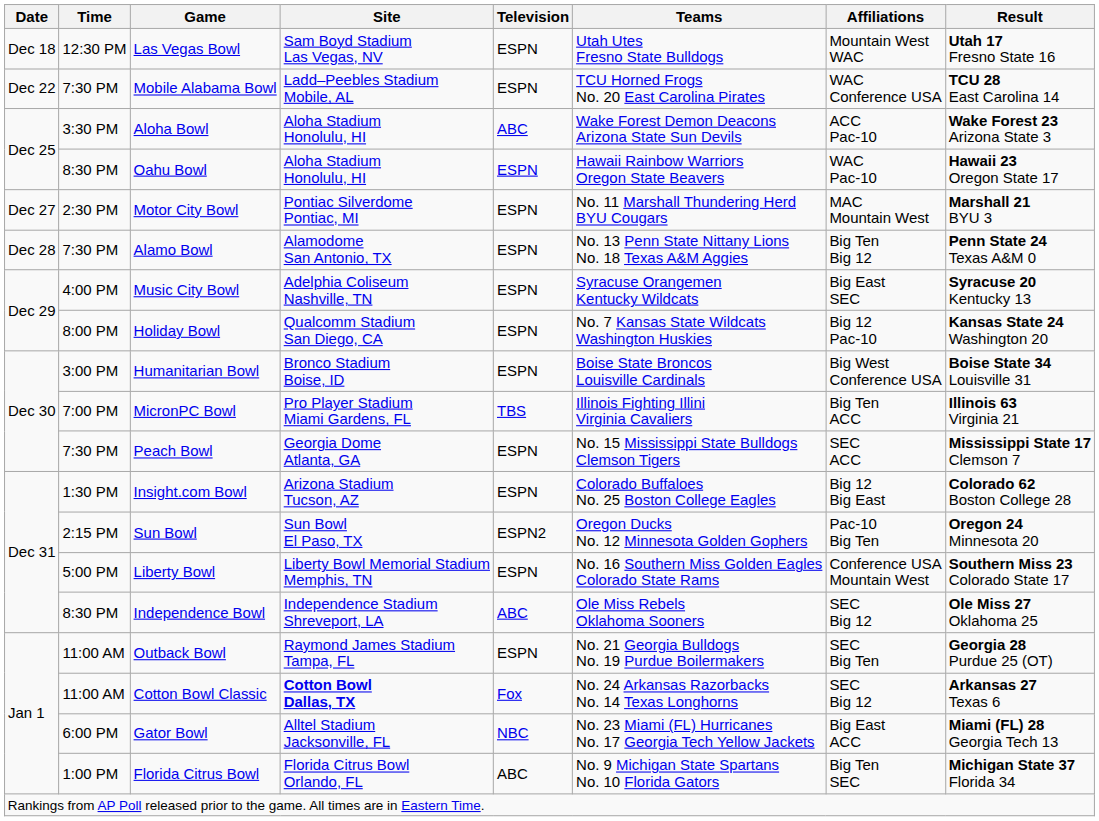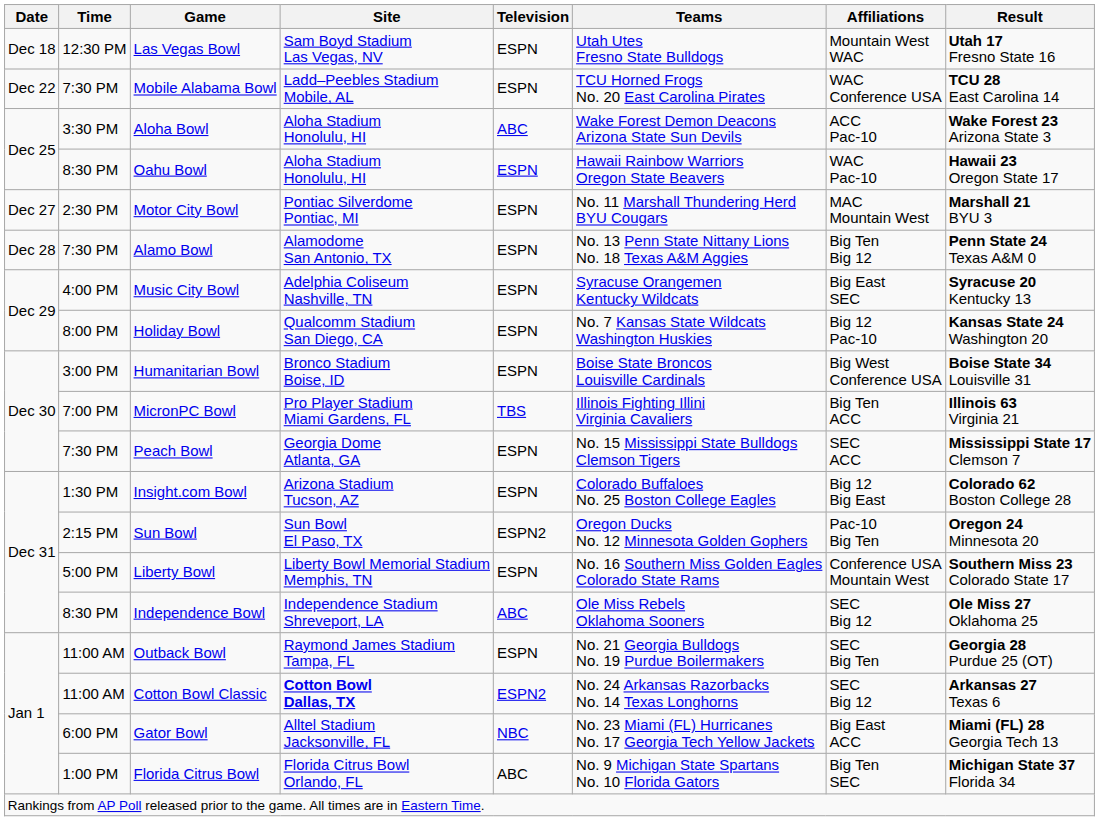(509, 694) Fox -> (522, 694) ESPN2
